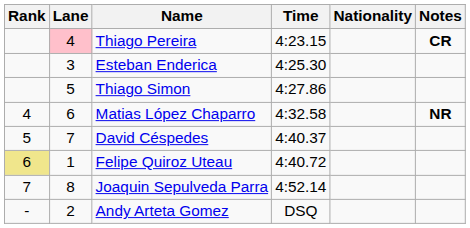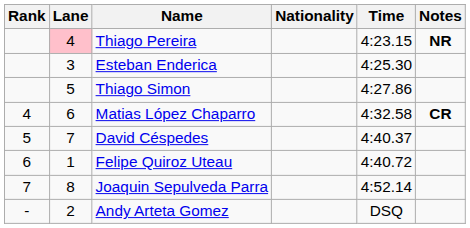columns swapped: (373, 16) <-> (301, 16)
(440, 41) CR -> (440, 41) NR
(440, 114) NR -> (440, 114) CR
(27, 162) khaki background -> (27, 162) no background
